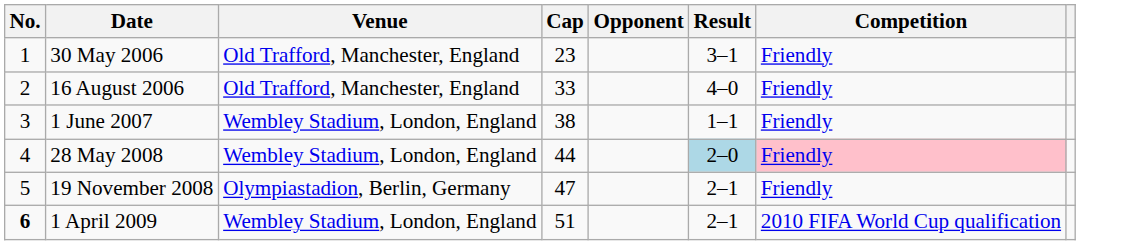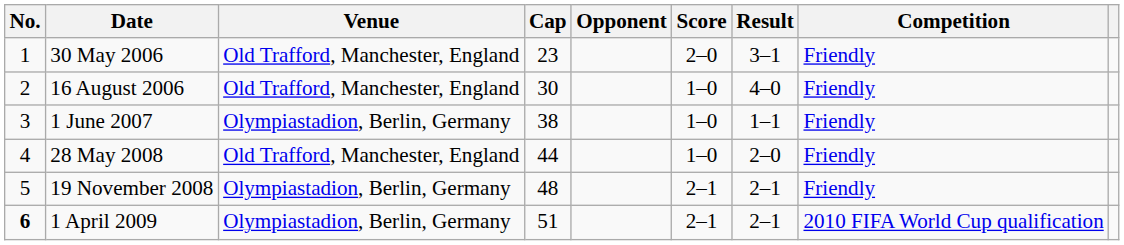+ column: (701, 21)
(565, 88) 33 -> (548, 88) 30
(380, 121) Wembley Stadium, London, England -> (367, 121) Olympiastadion, Berlin, Germany
(380, 155) Wembley Stadium, London, England -> (371, 155) Old Trafford, Manchester, England
(722, 155) lightblue background -> (765, 155) no background
(797, 155) pink background -> (839, 155) no background
(565, 188) 47 -> (548, 188) 48
(380, 222) Wembley Stadium, London, England -> (367, 222) Olympiastadion, Berlin, Germany
